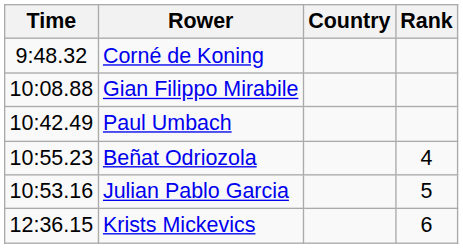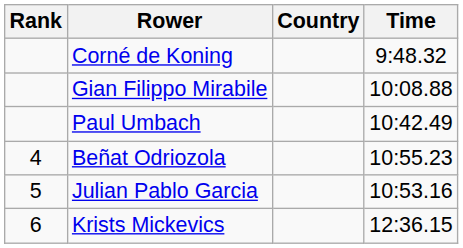columns swapped: (427, 21) <-> (51, 21)
